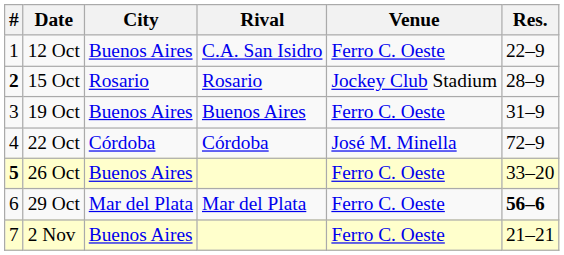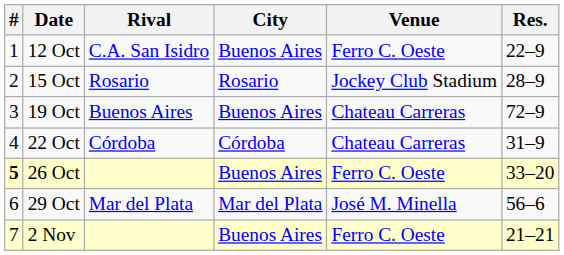columns swapped: (262, 19) <-> (141, 19)
(14, 81) bold -> (14, 81) normal
(388, 111) Ferro C. Oeste -> (398, 111) Chateau Carreras
(525, 111) 31–9 -> (525, 111) 72–9
(394, 142) José M. Minella -> (398, 142) Chateau Carreras
(525, 142) 72–9 -> (525, 142) 31–9
(388, 204) Ferro C. Oeste -> (394, 204) José M. Minella
(525, 204) bold -> (525, 204) normal
